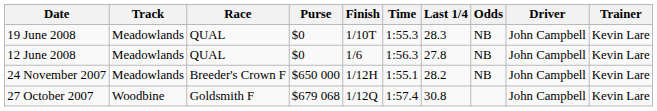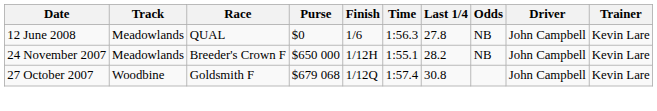- row: (41, 34)
